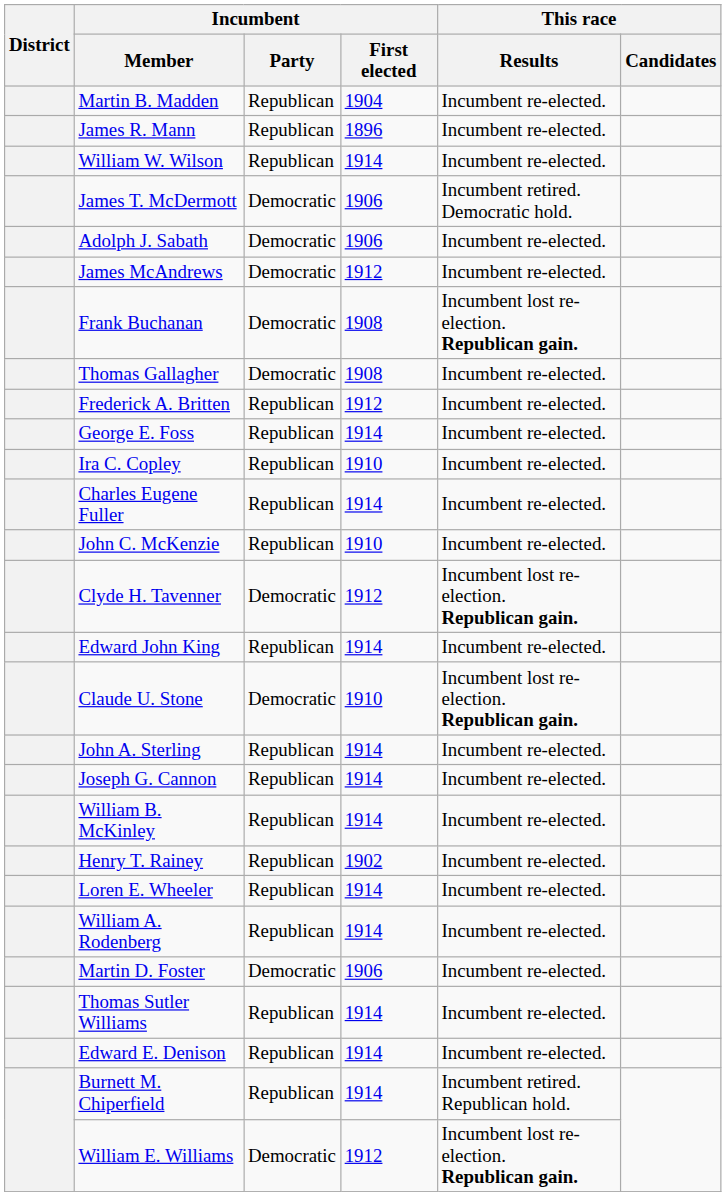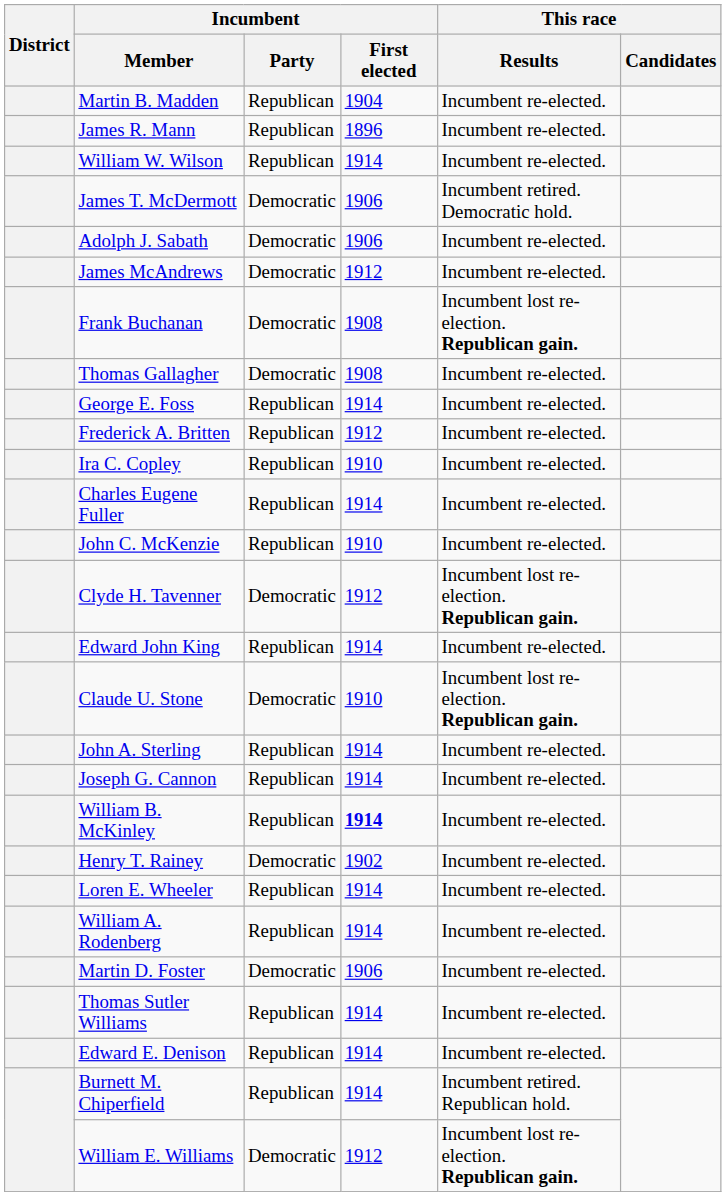rows swapped: (154, 403) <-> (136, 433)
(364, 820) normal -> (364, 820) bold
(291, 860) Republican -> (292, 860) Democratic
